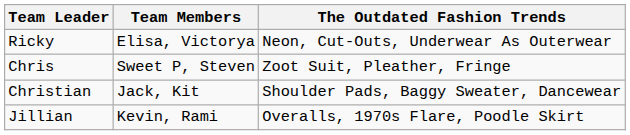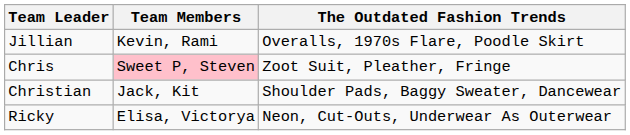rows swapped: (40, 117) <-> (31, 42)
(186, 67) no background -> (186, 67) pink background
